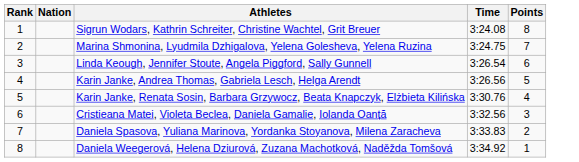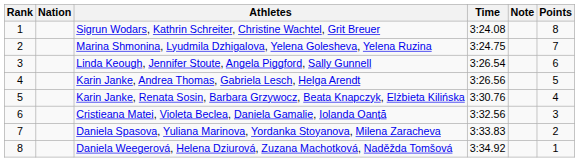+ column: (522, 13)
